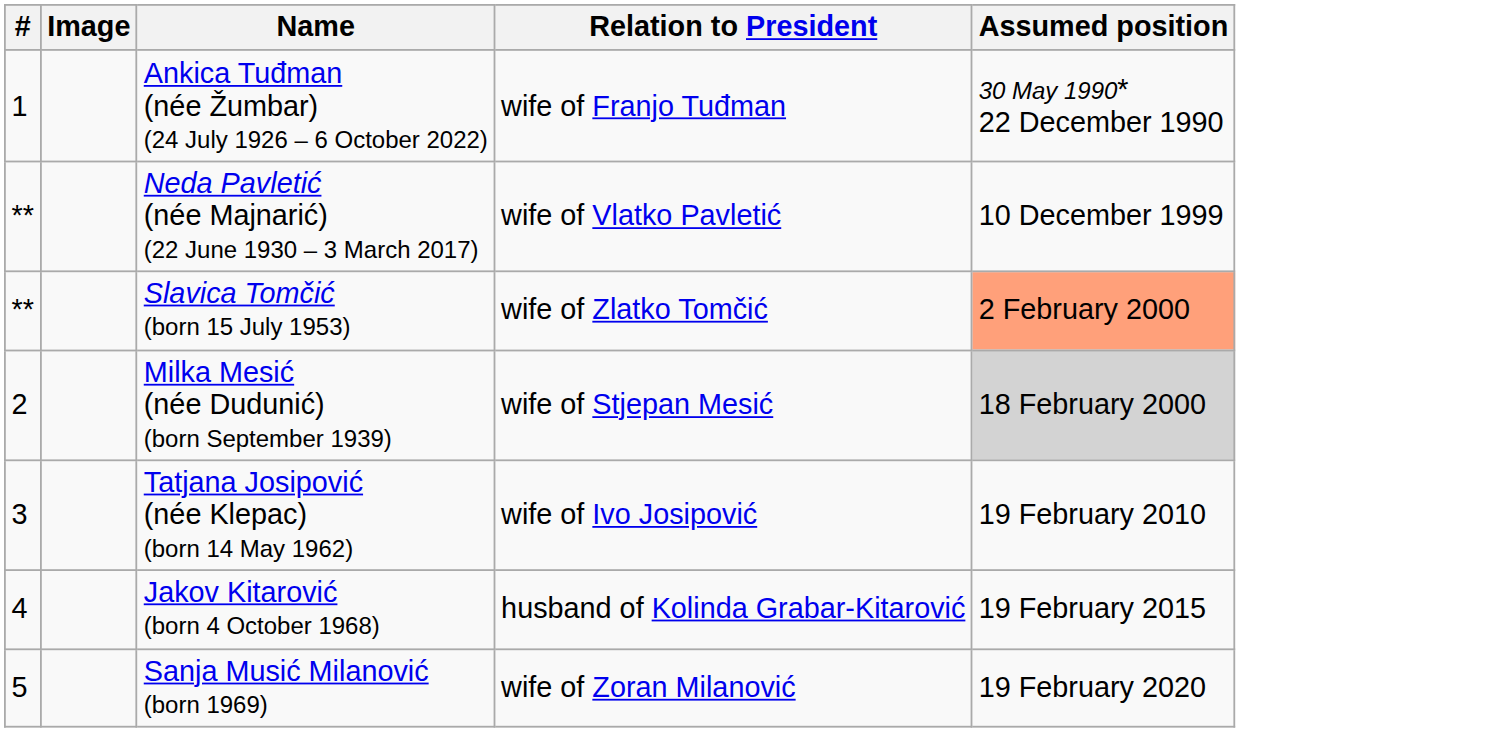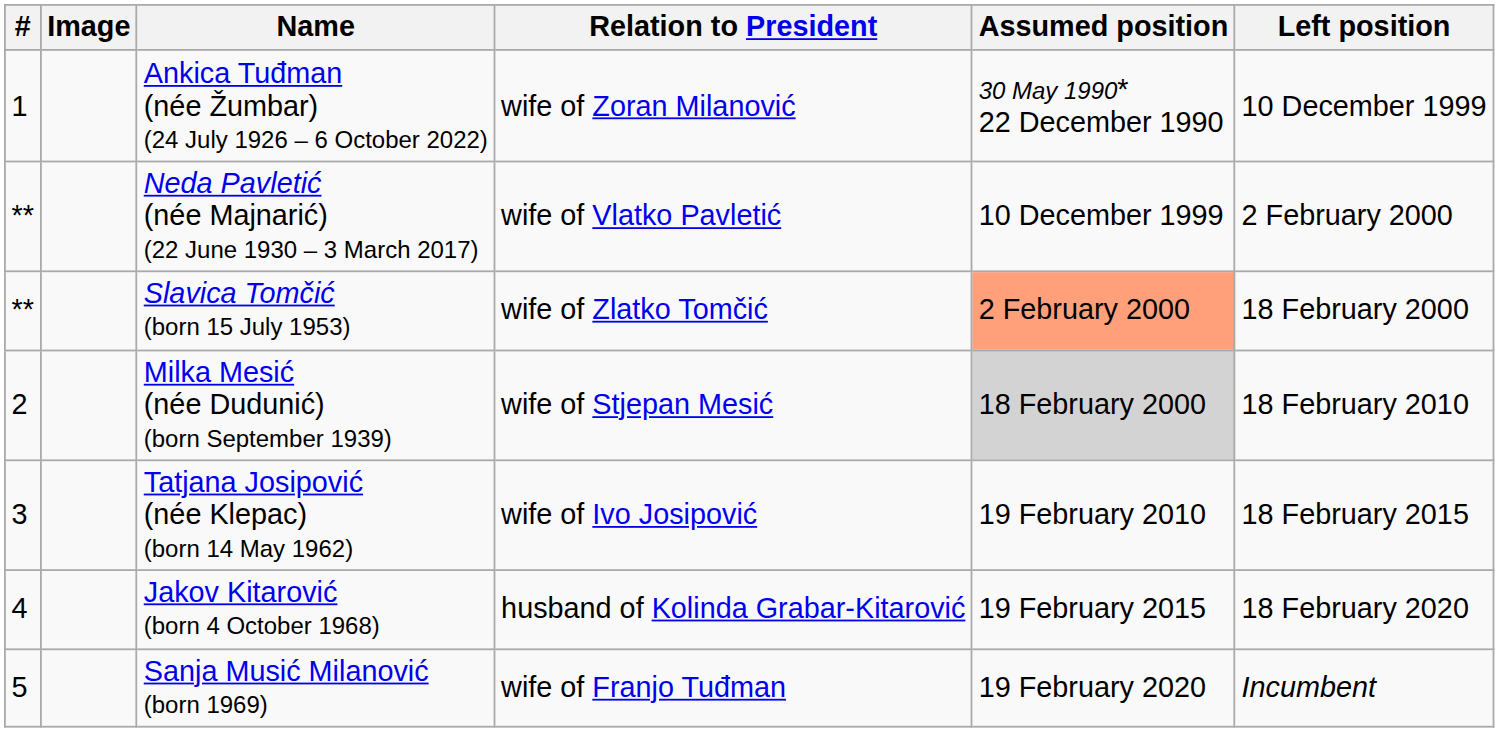+ column: (1364, 27)
(644, 105) wife of Franjo Tuđman -> (648, 105) wife of Zoran Milanović
(648, 687) wife of Zoran Milanović -> (644, 687) wife of Franjo Tuđman
